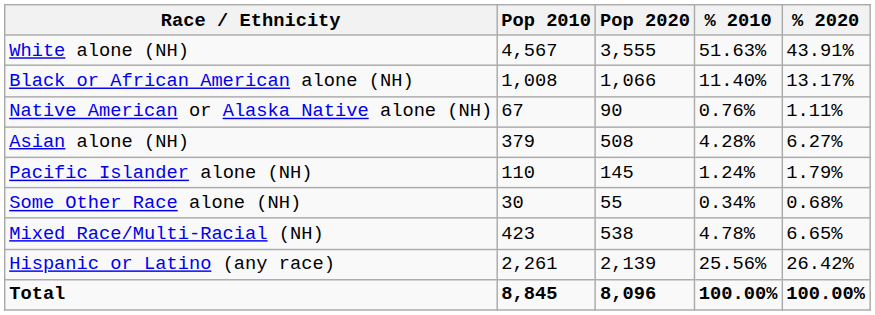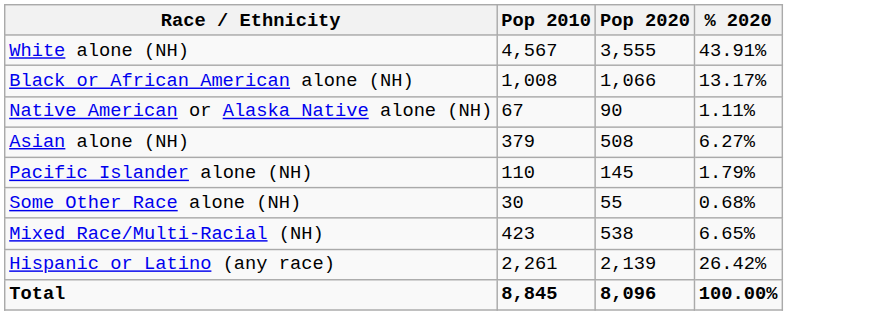- column: (738, 20)
